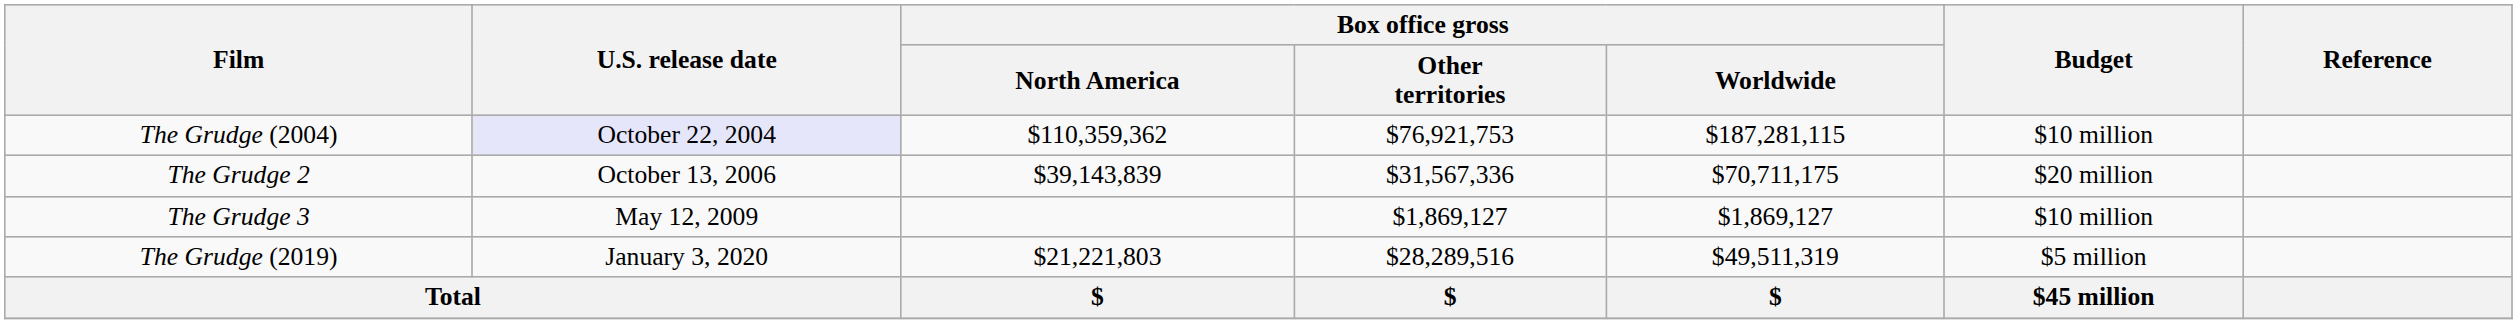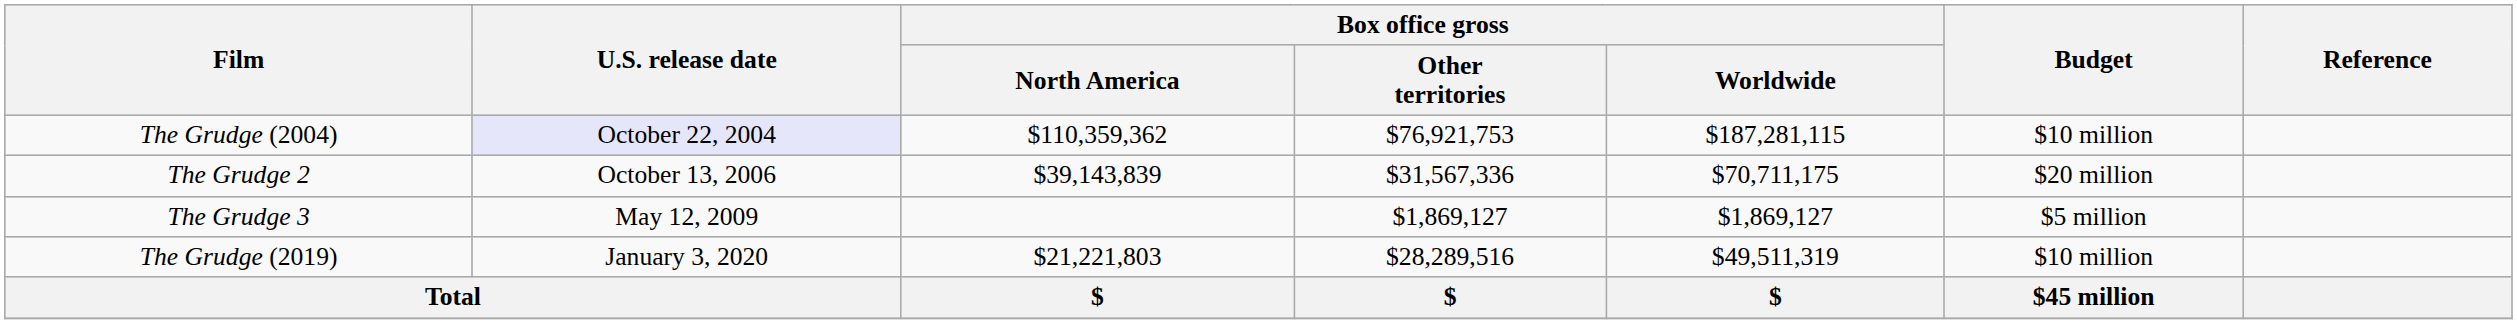(2094, 216) $10 million -> (2094, 216) $5 million
(2094, 256) $5 million -> (2094, 256) $10 million
